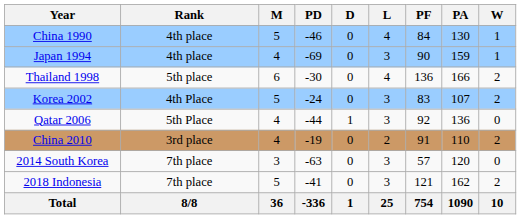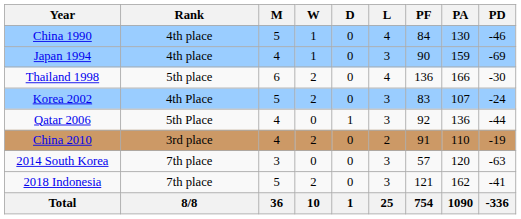columns swapped: (497, 15) <-> (313, 15)
